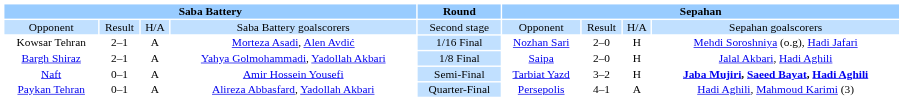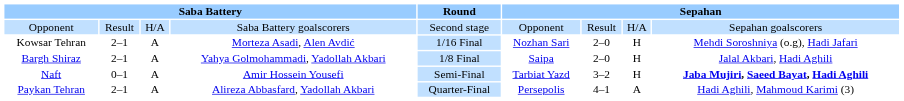(120, 89) 0–1 -> (120, 89) 2–1
